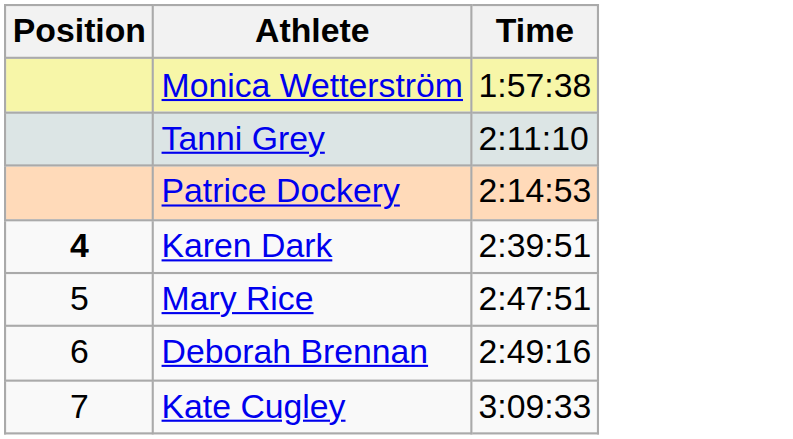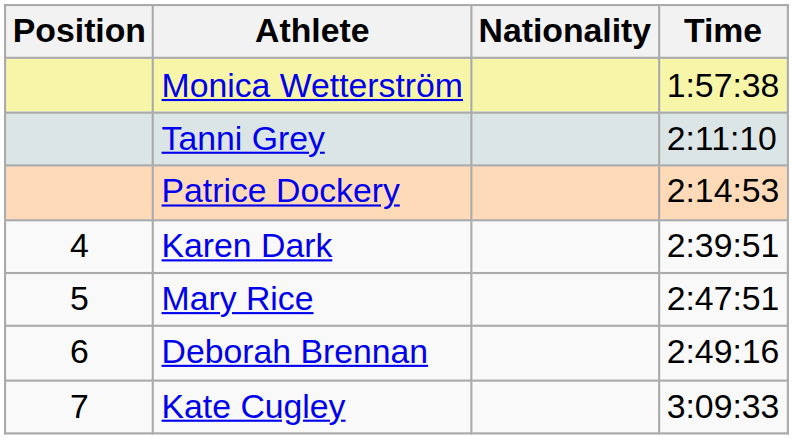+ column: (565, 31)
(79, 245) bold -> (79, 245) normal
